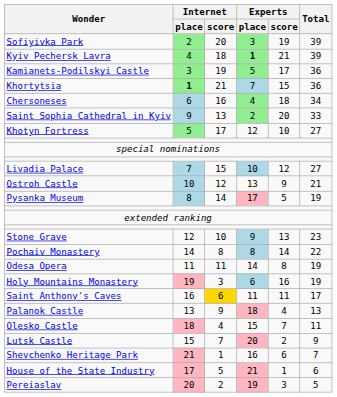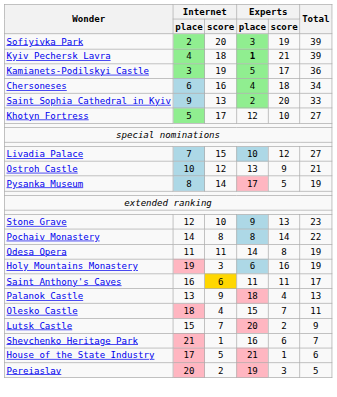- row: (34, 86)
